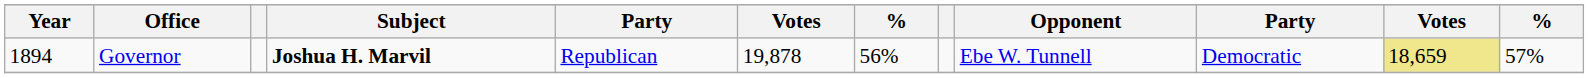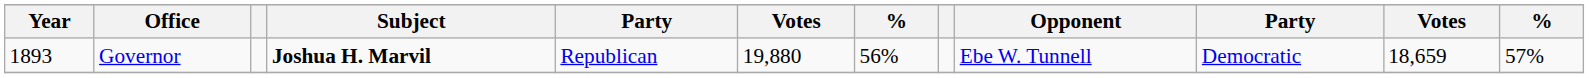(31, 55) 1894 -> (31, 55) 1893
(772, 55) 19,878 -> (772, 55) 19,880
(1417, 55) khaki background -> (1417, 55) no background
